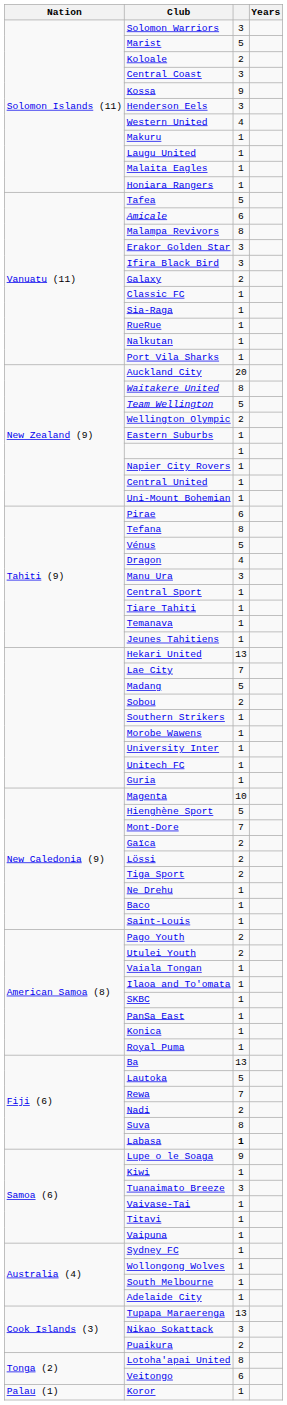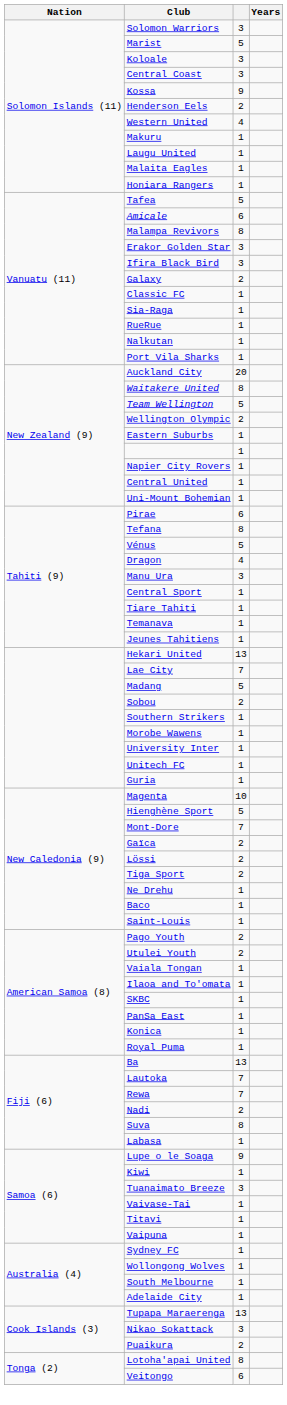(241, 59) 2 -> (241, 59) 3
(241, 106) 3 -> (241, 106) 2
(241, 1078) 5 -> (241, 1078) 7
(241, 1141) bold -> (241, 1141) normal
- row: (141, 1392)
